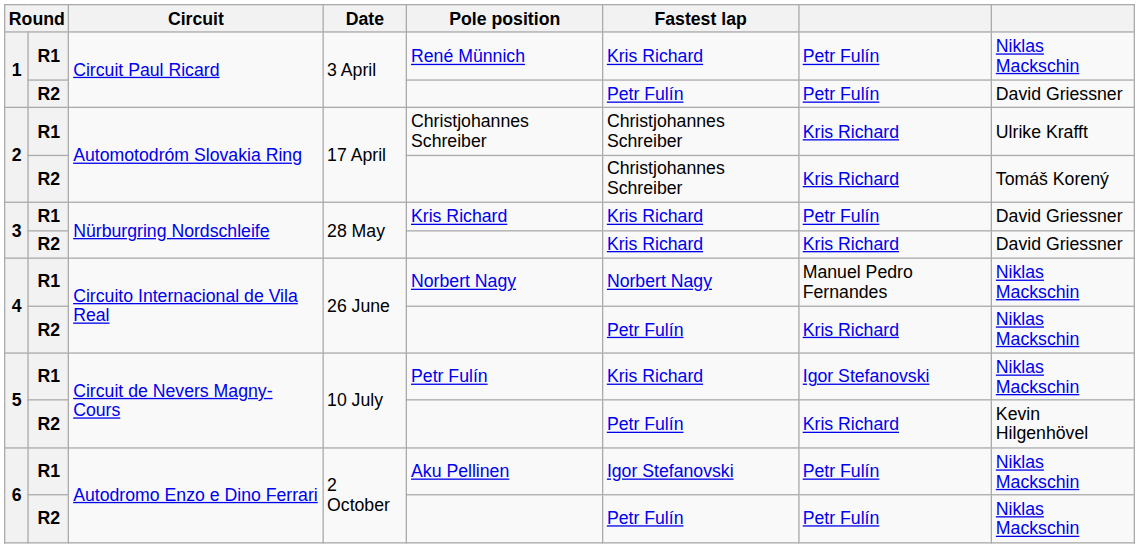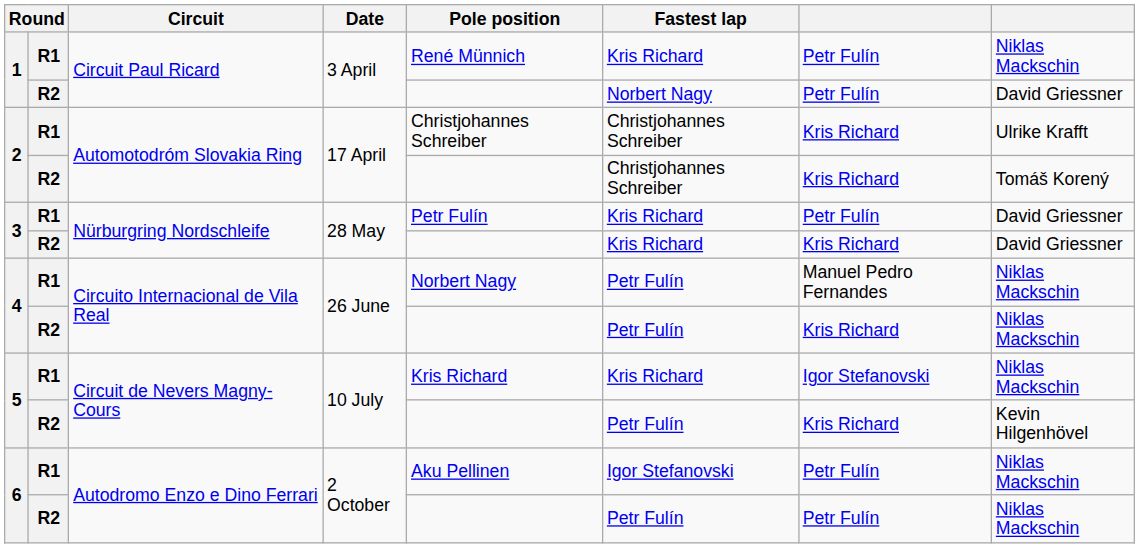(645, 93) Petr Fulín -> (659, 93) Norbert Nagy
(459, 216) Kris Richard -> (449, 216) Petr Fulín
(659, 282) Norbert Nagy -> (645, 282) Petr Fulín
(449, 376) Petr Fulín -> (459, 376) Kris Richard
